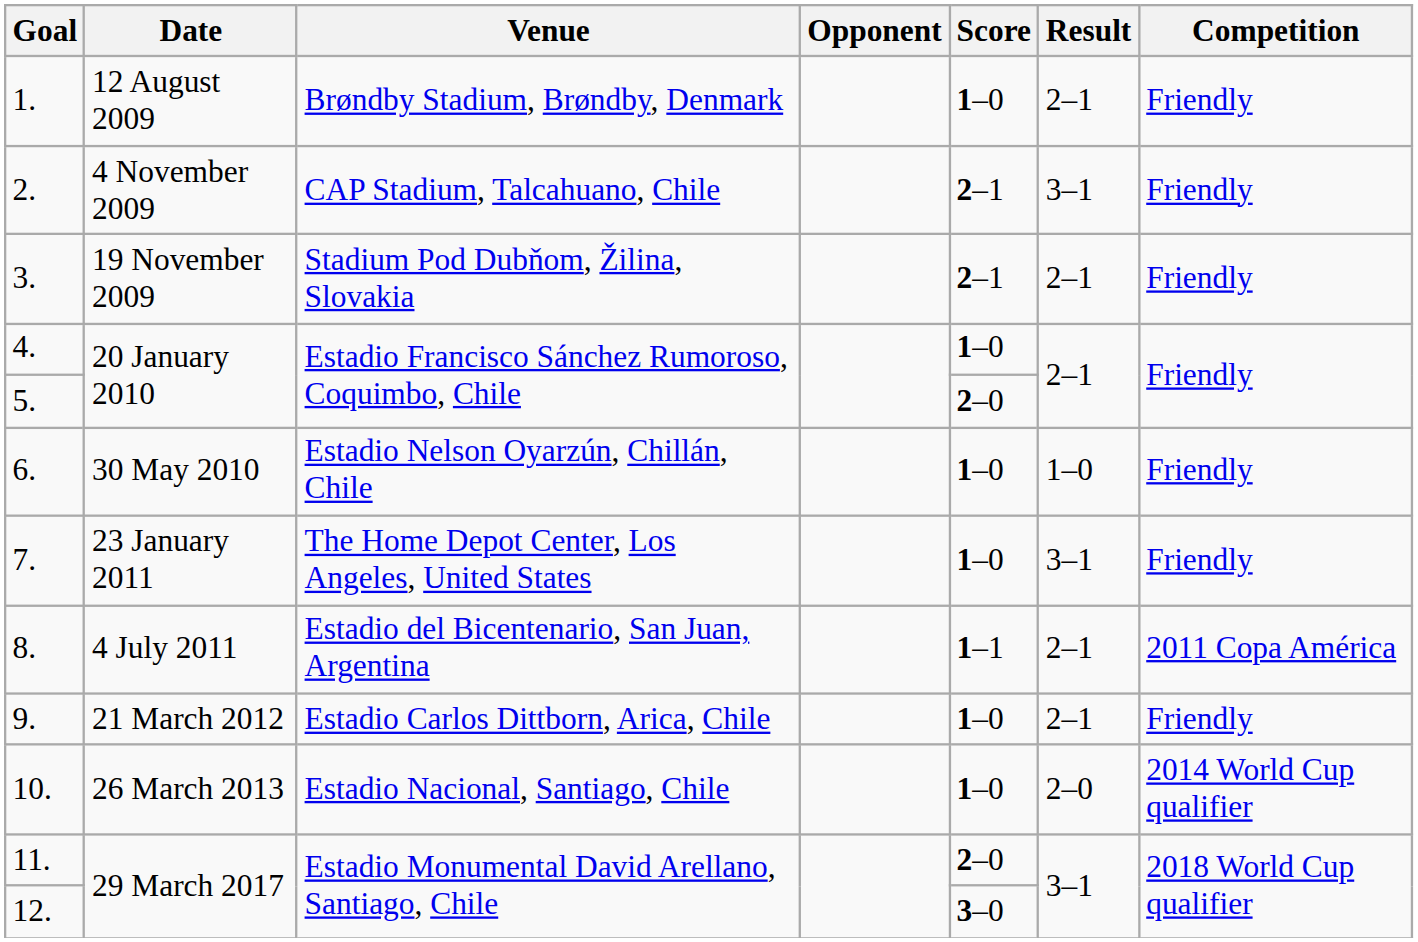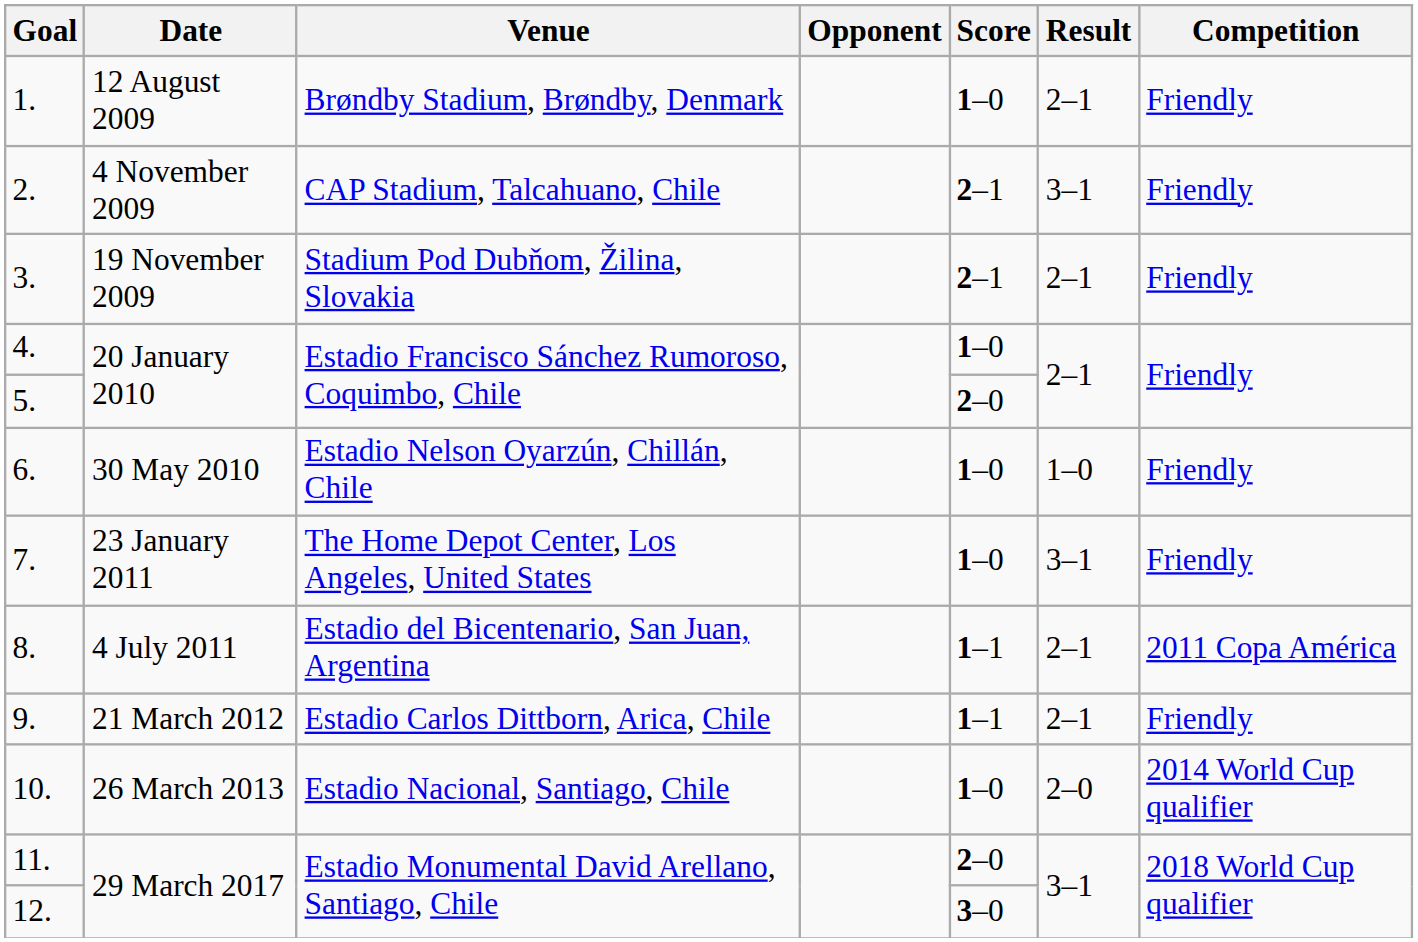(980, 718) 1–0 -> (980, 718) 1–1
